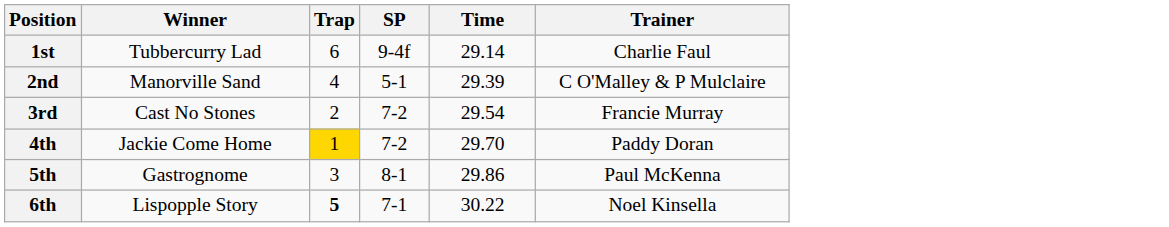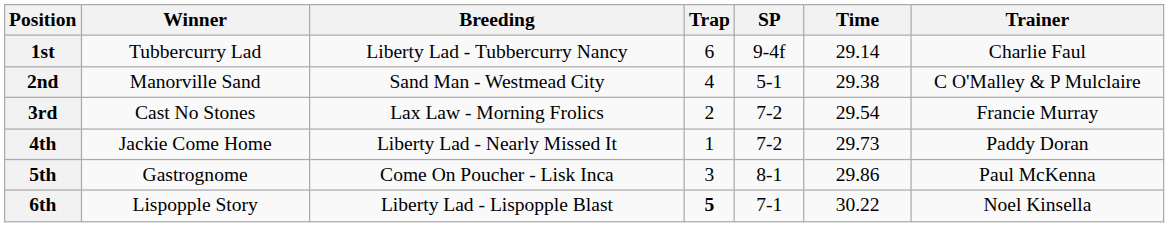+ column: (497, 19)
(483, 81) 29.39 -> (858, 81) 29.38
(334, 143) gold background -> (709, 143) no background
(483, 143) 29.70 -> (858, 143) 29.73
